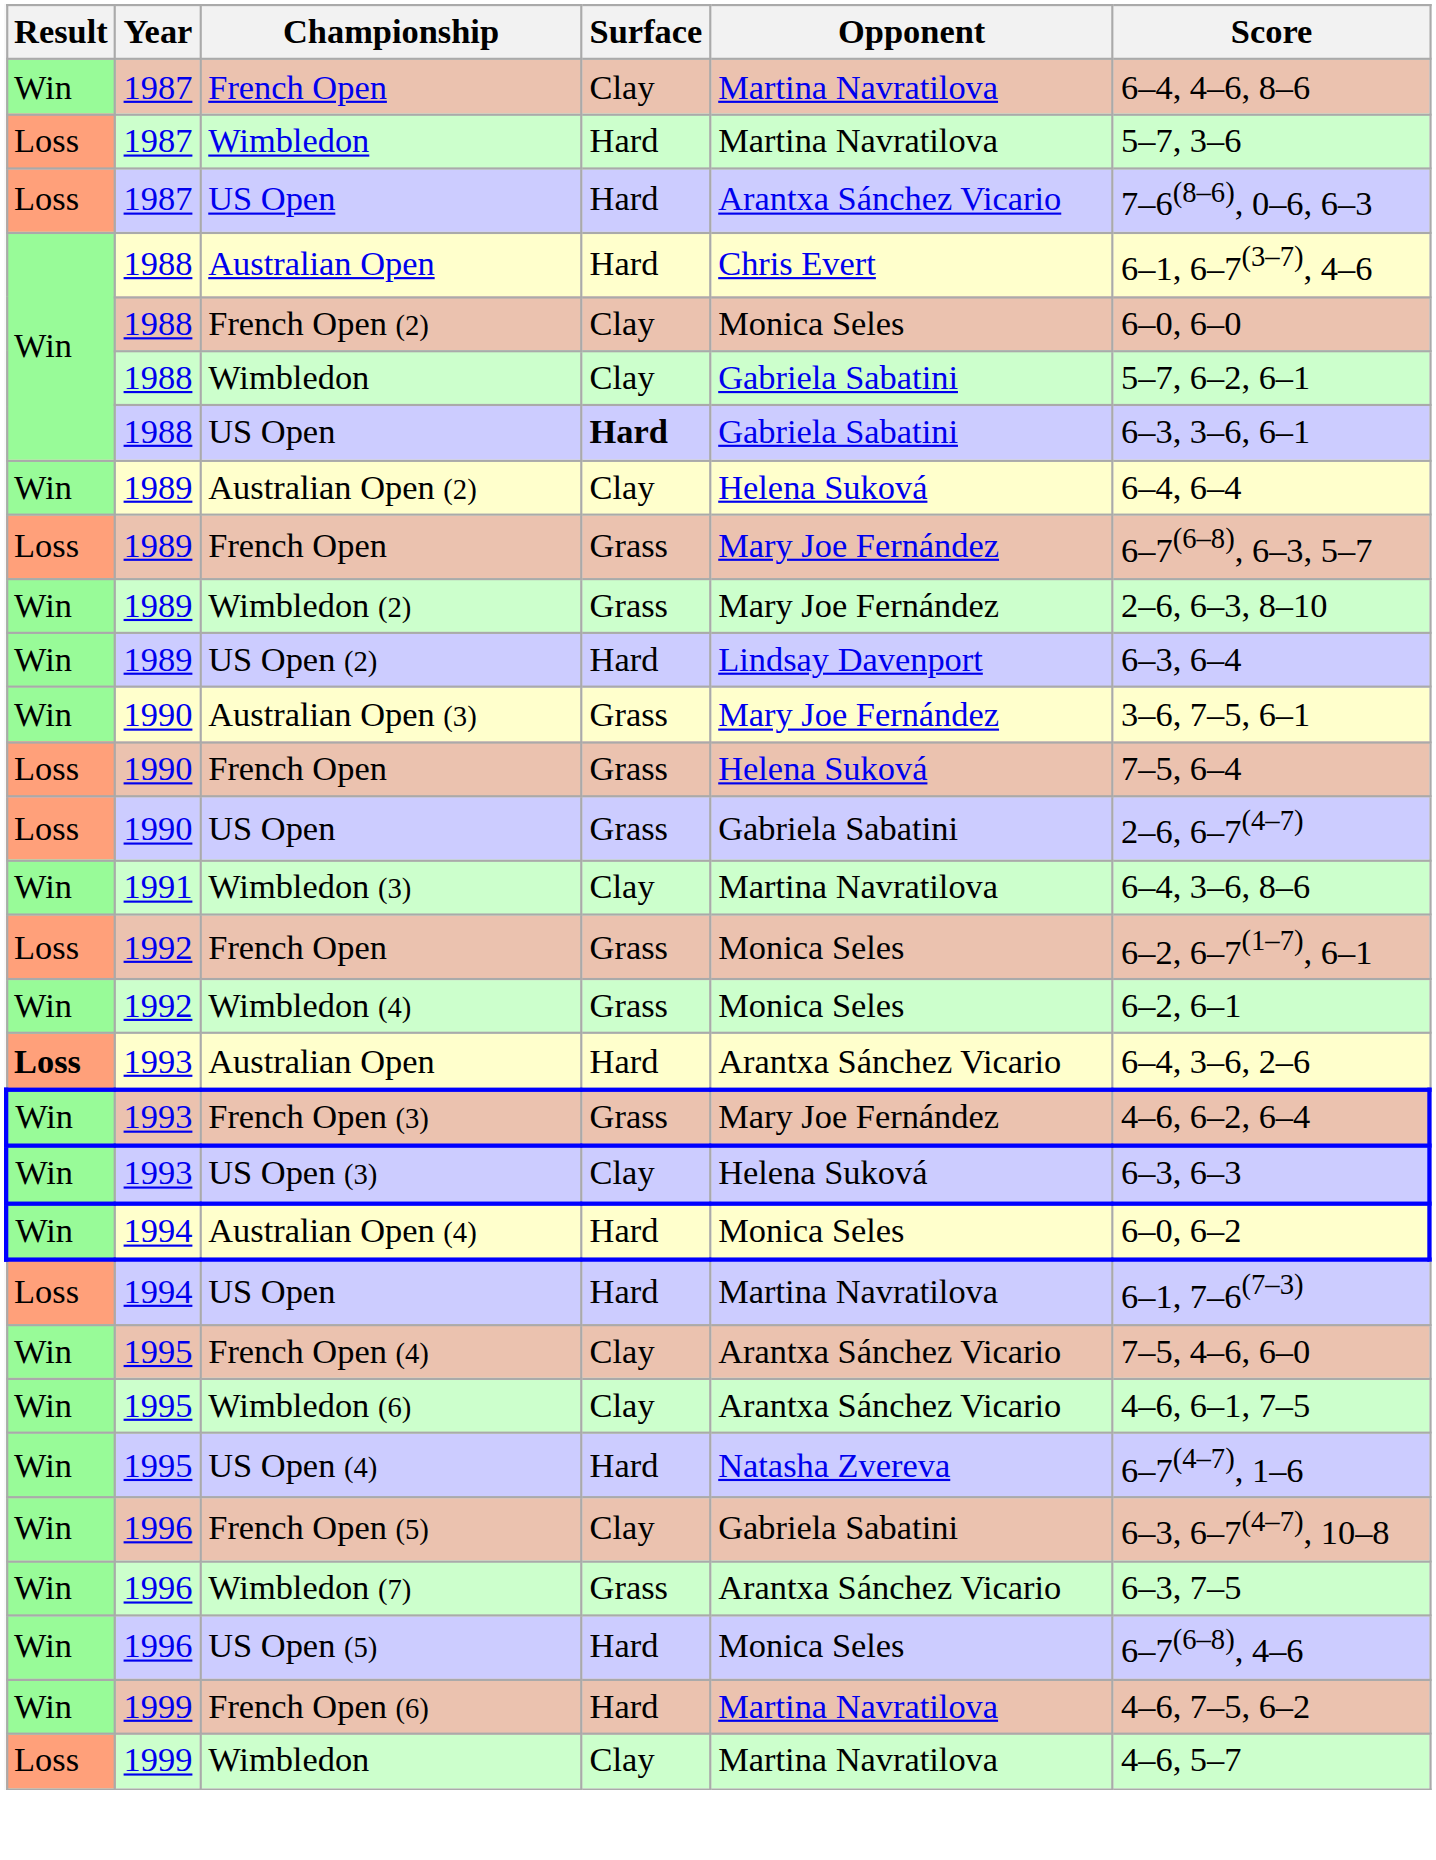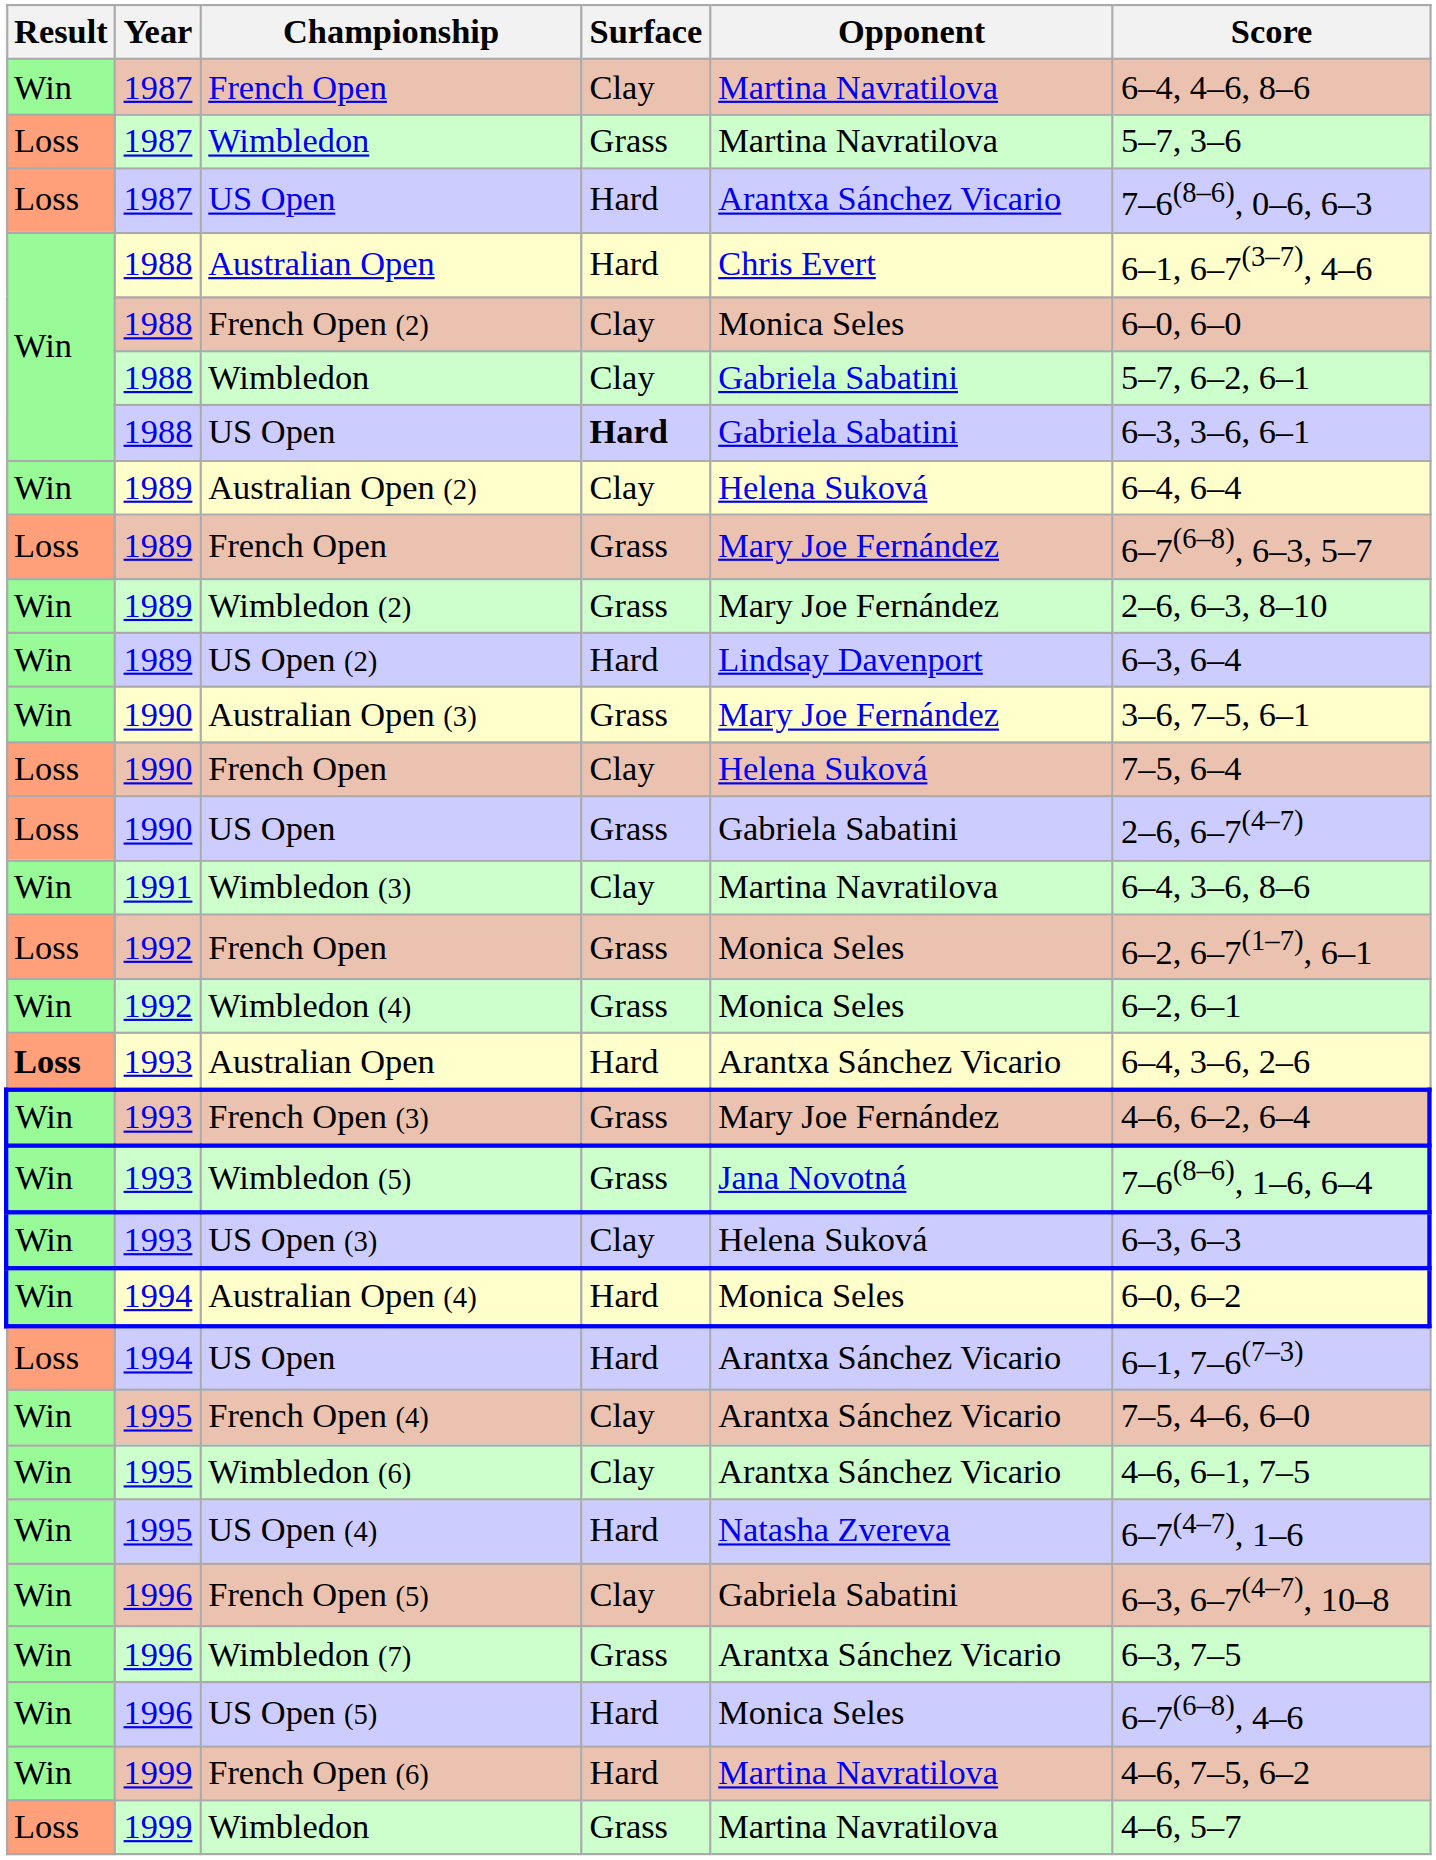(624, 140) Hard -> (629, 140) Grass
(629, 768) Grass -> (622, 768) Clay
+ row: (158, 1178)
(858, 1291) Martina Navratilova -> (890, 1357) Arantxa Sánchez Vicario
(622, 1760) Clay -> (629, 1826) Grass
